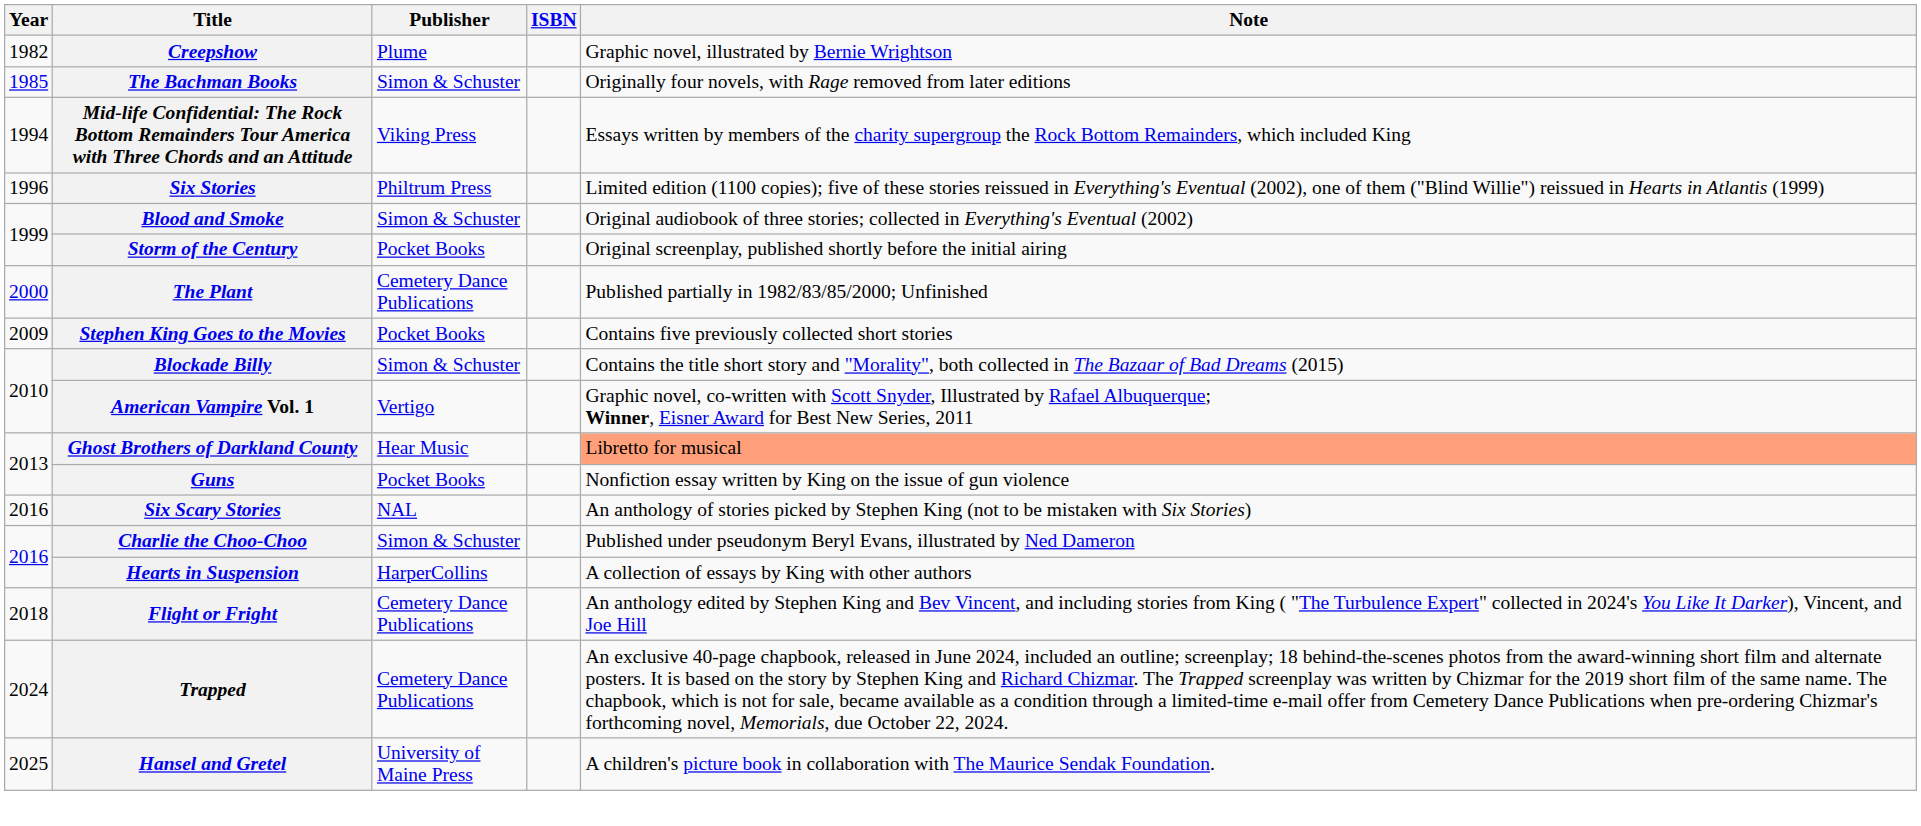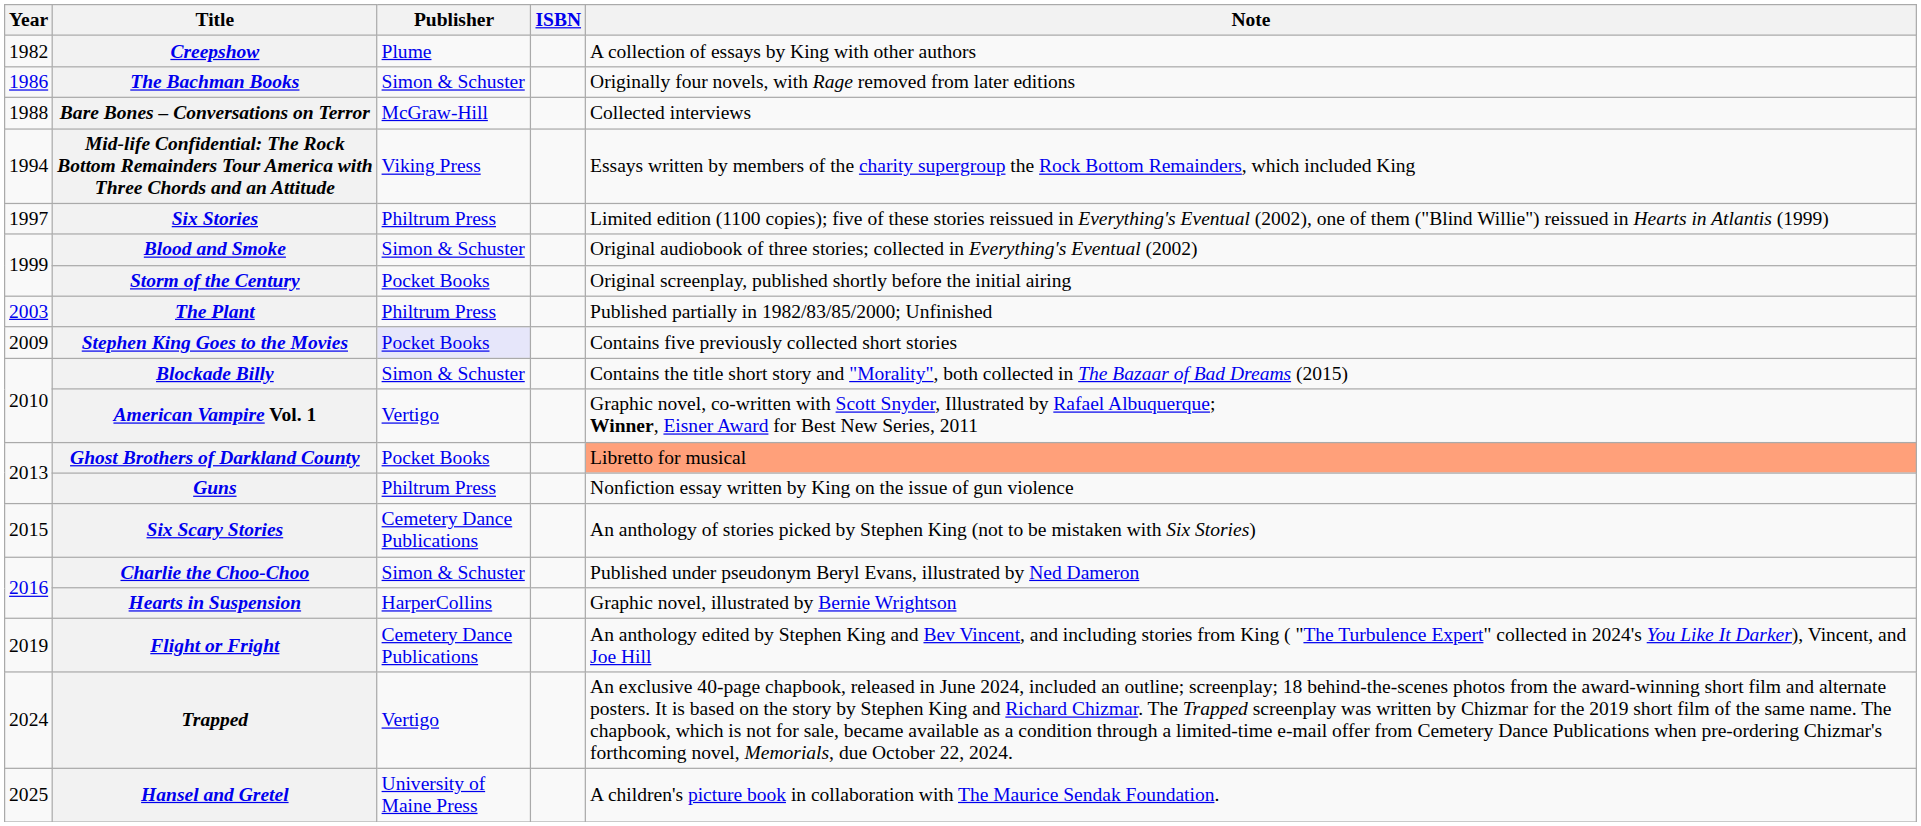(769, 50) Graphic novel, illustrated by Bernie Wrightson -> (783, 50) A collection of essays by King with other authors
(29, 81) 1985 -> (29, 81) 1986
+ row: (215, 112)
(29, 187) 1996 -> (29, 218) 1997
(29, 291) 2000 -> (29, 311) 2003
(442, 291) Cemetery Dance Publications -> (439, 311) Philtrum Press
(431, 333) no background -> (436, 342) lavender background
(423, 448) Hear Music -> (436, 457) Pocket Books
(431, 479) Pocket Books -> (439, 488) Philtrum Press
(29, 510) 2016 -> (29, 530) 2015
(397, 510) NAL -> (447, 530) Cemetery Dance Publications
(778, 572) A collection of essays by King with other authors -> (773, 603) Graphic novel, illustrated by Bernie Wrightson
(29, 614) 2018 -> (29, 645) 2019
(442, 688) Cemetery Dance Publications -> (410, 719) Vertigo
